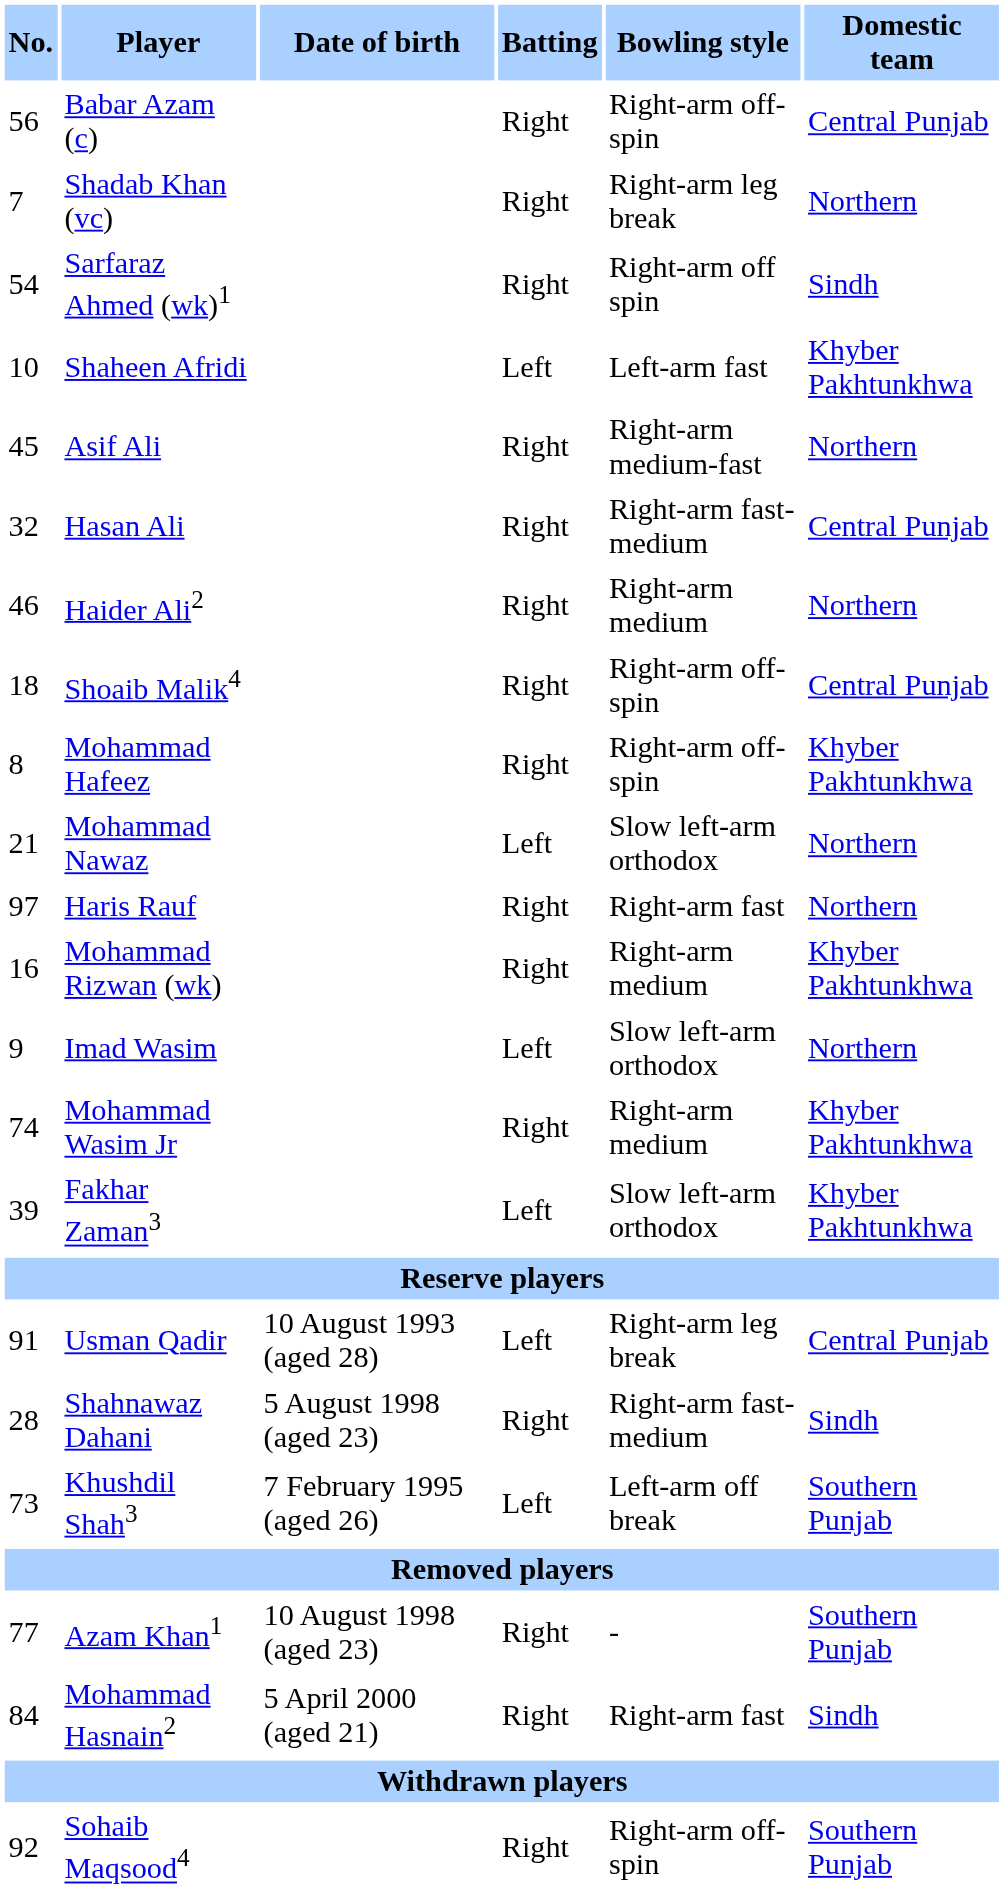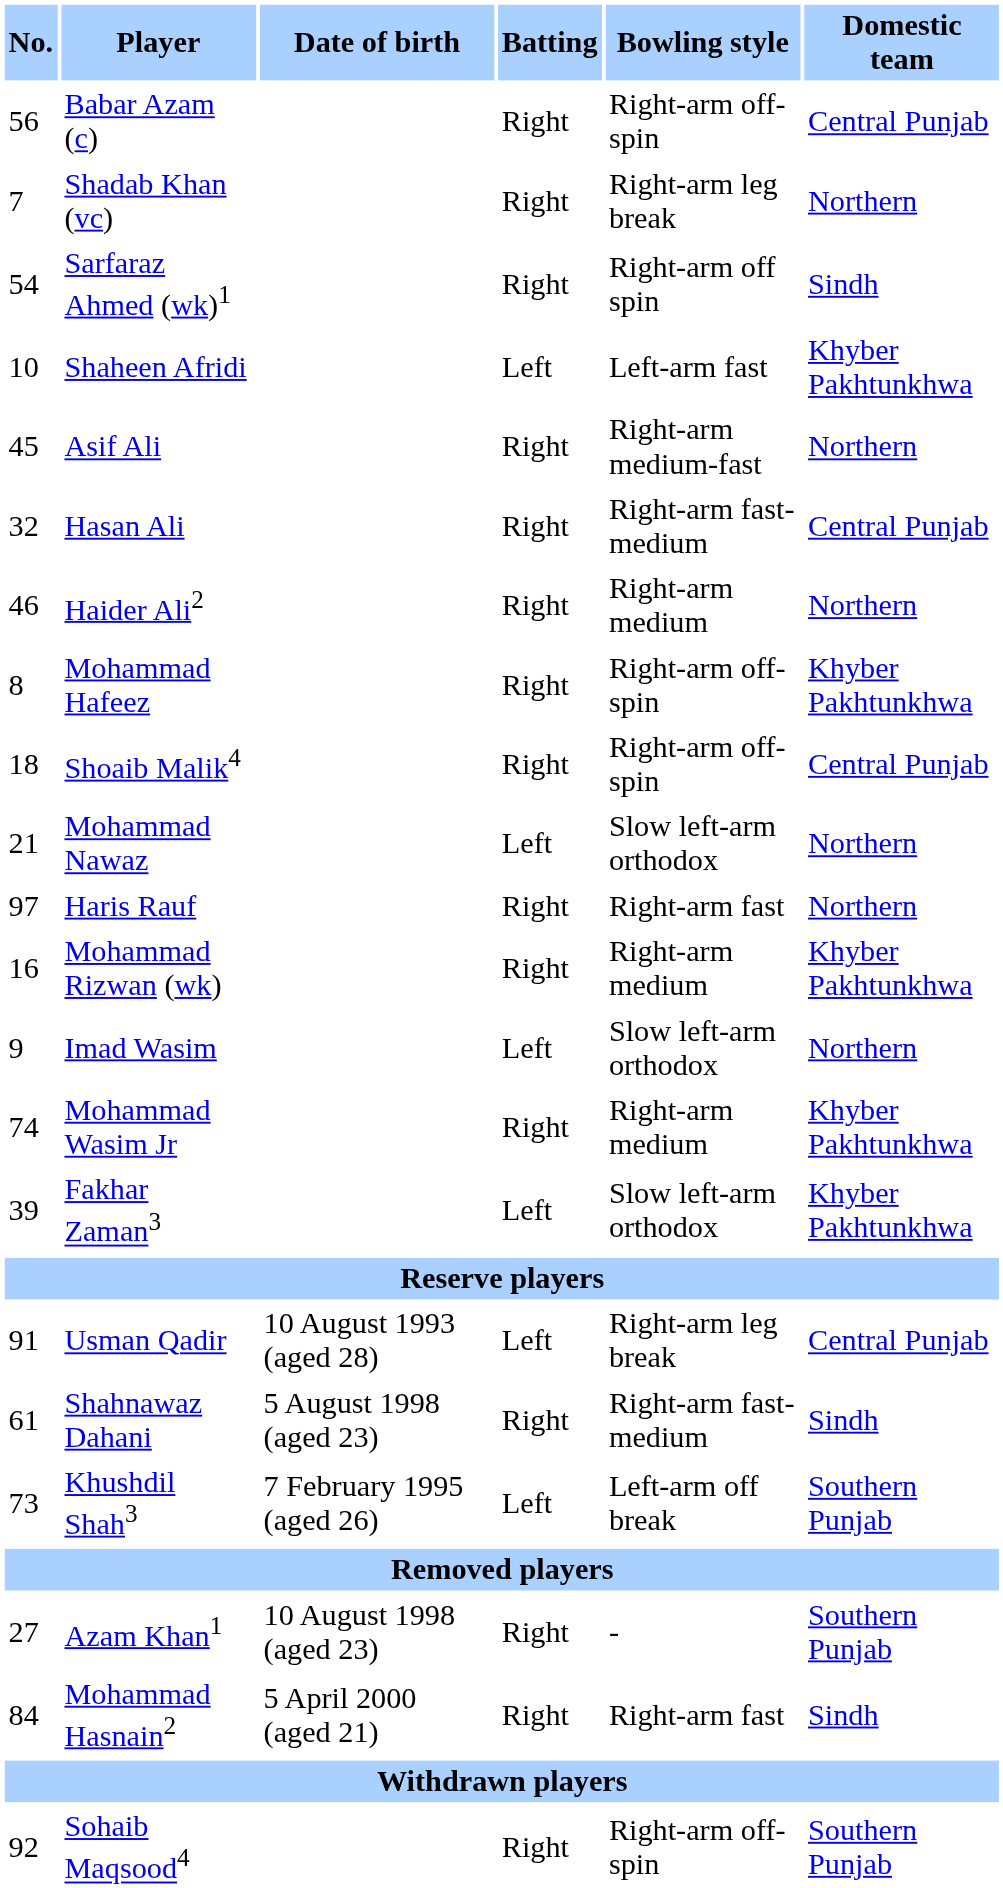rows swapped: (138, 764) <-> (153, 685)
(24, 1419) 28 -> (24, 1419) 61
(24, 1631) 77 -> (24, 1631) 27
